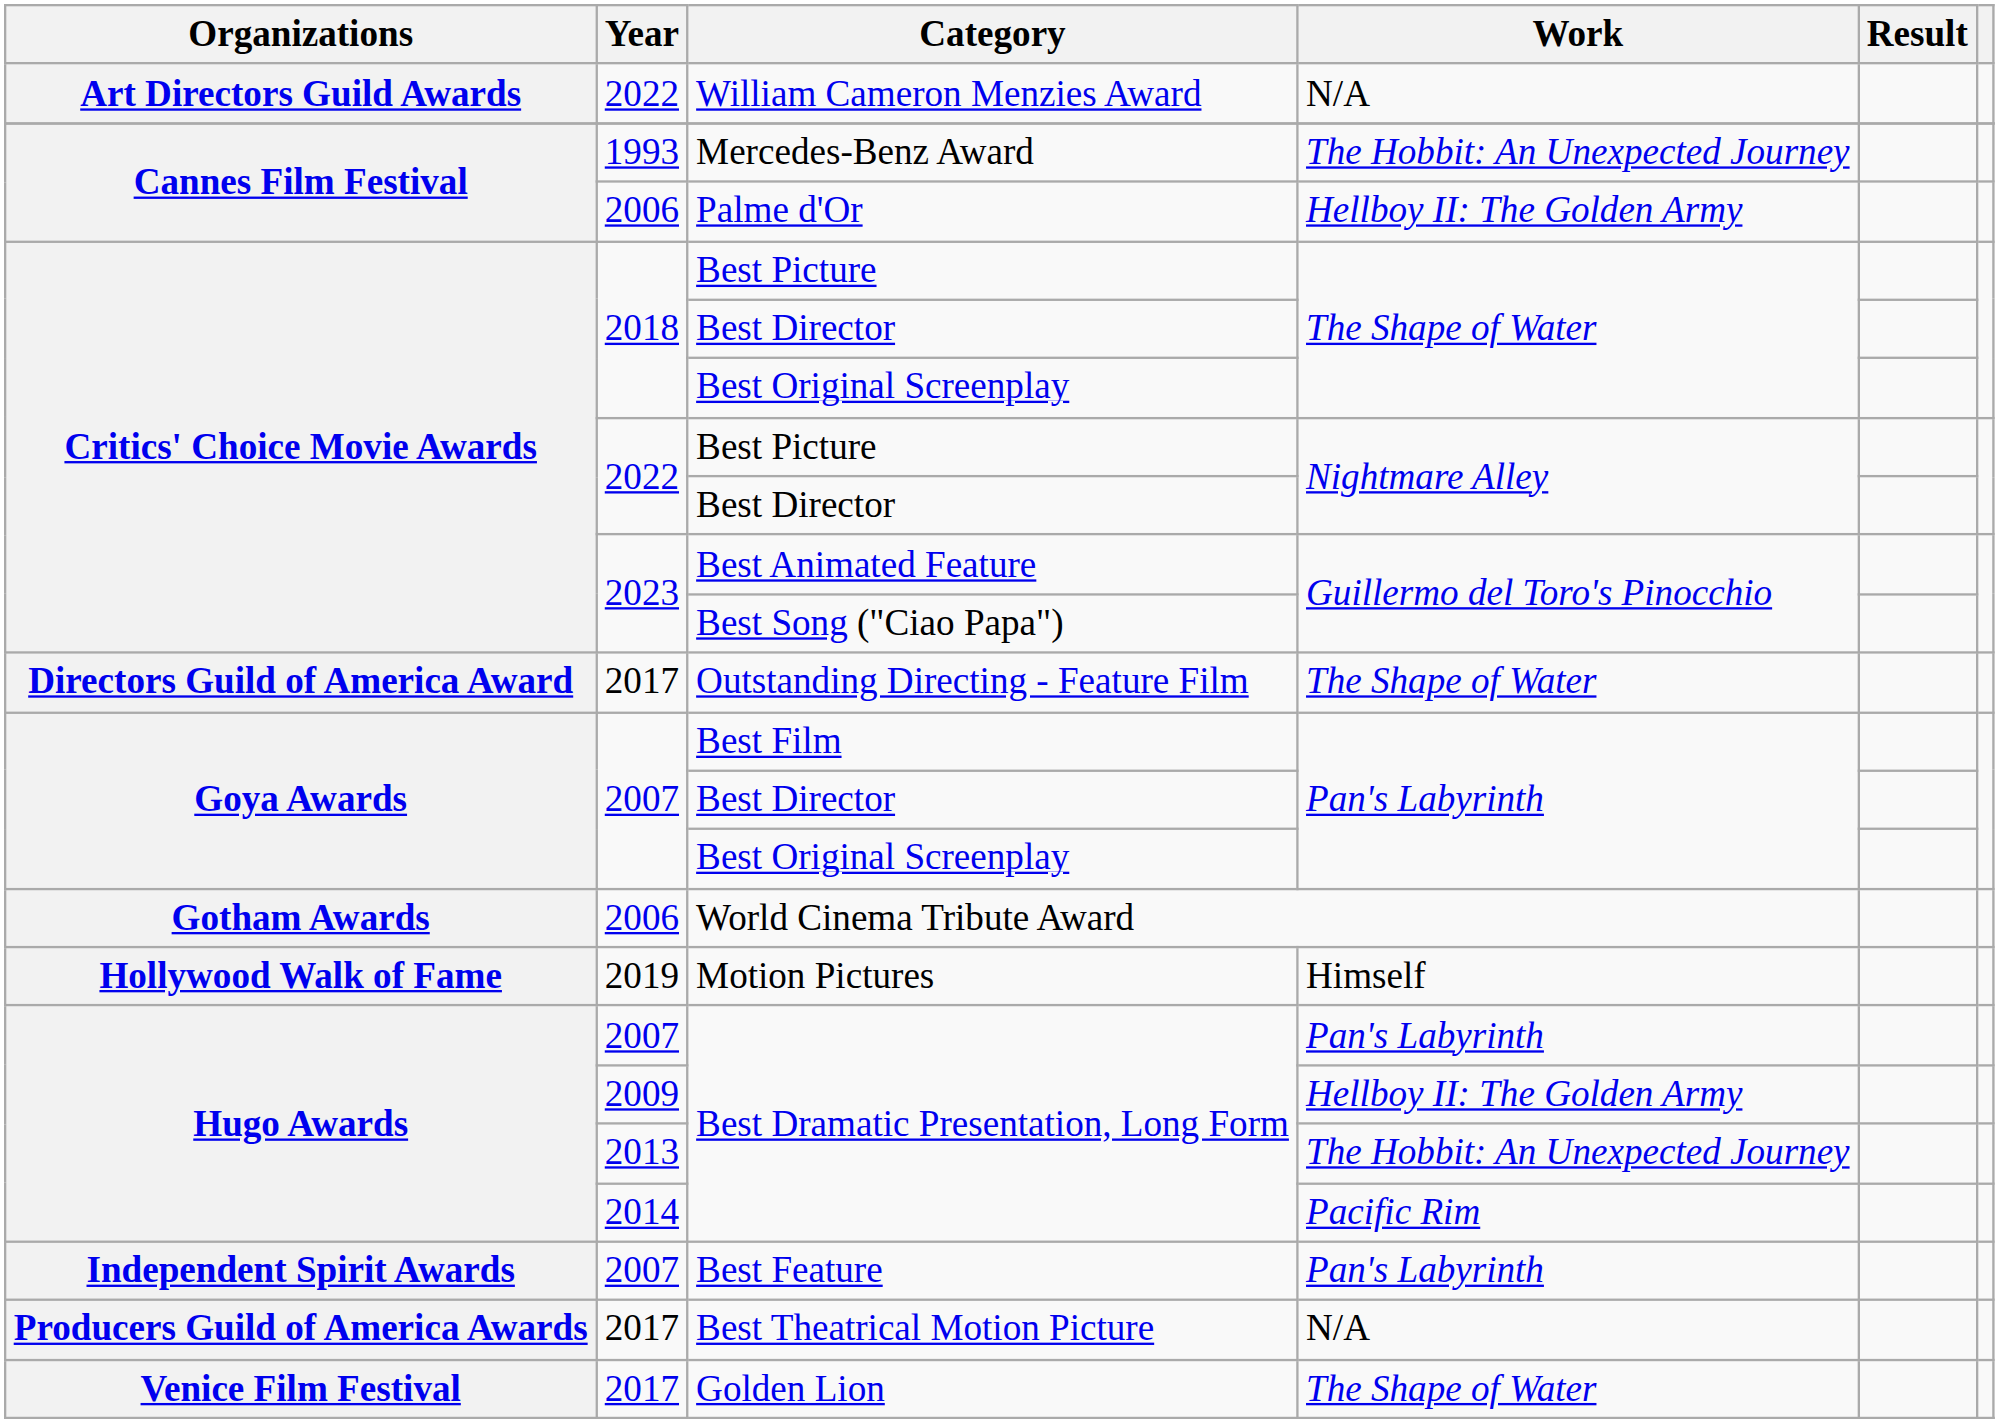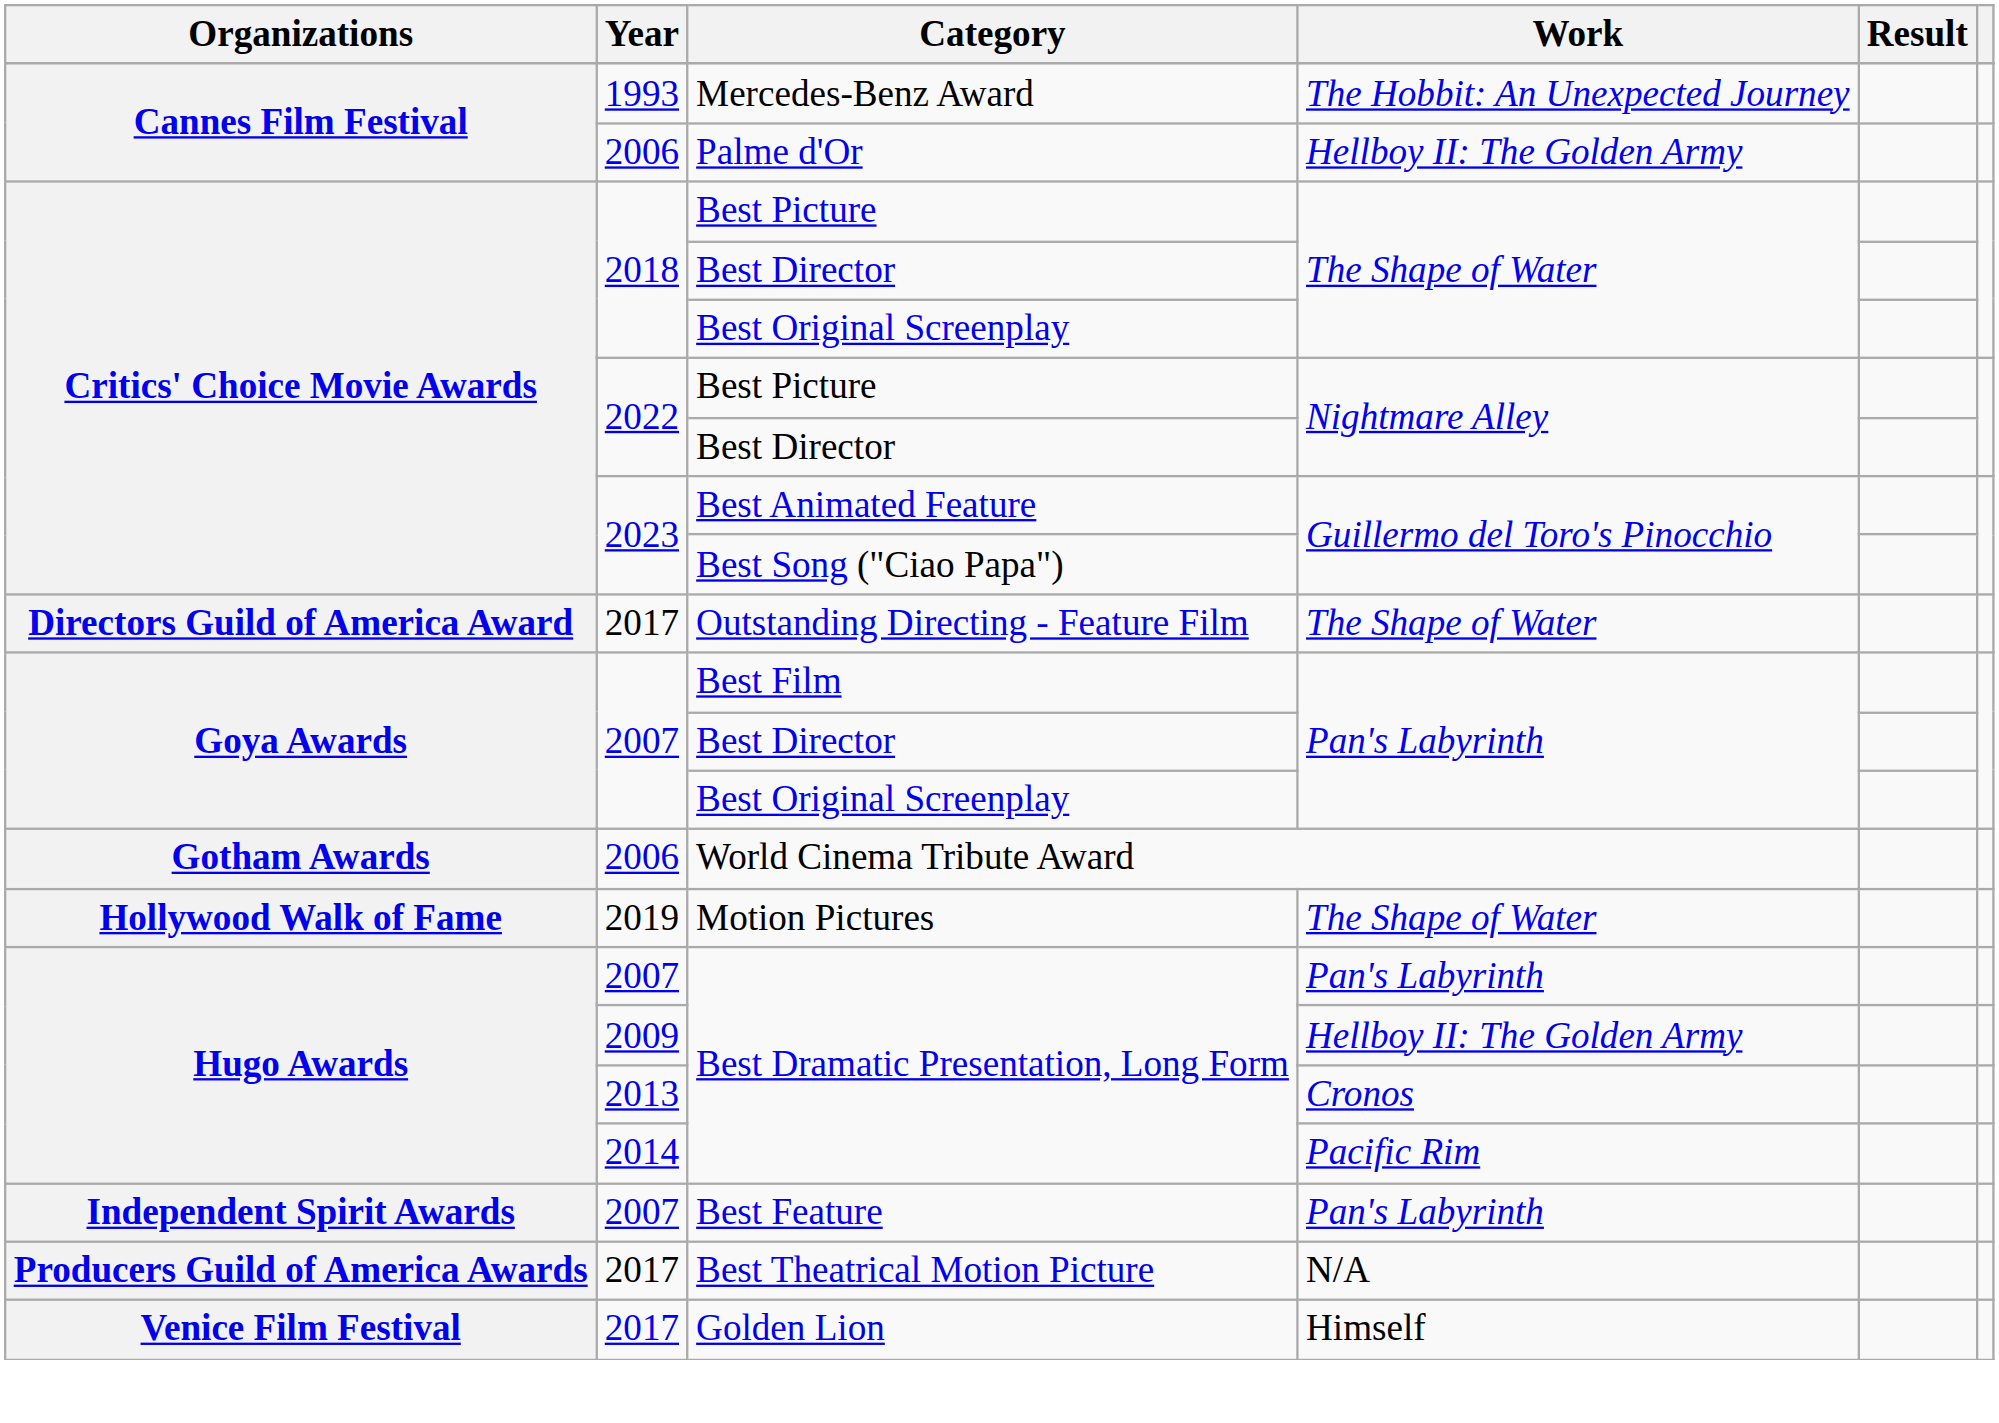- row: (642, 92)
(1366, 975) Himself -> (1451, 916) The Shape of Water
(1578, 1152) The Hobbit: An Unexpected Journey -> (1360, 1093) Cronos
(1451, 1387) The Shape of Water -> (1366, 1329) Himself
